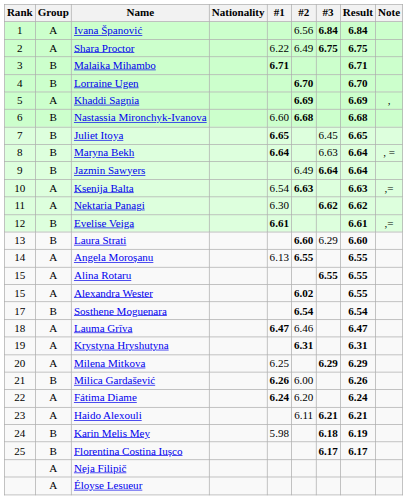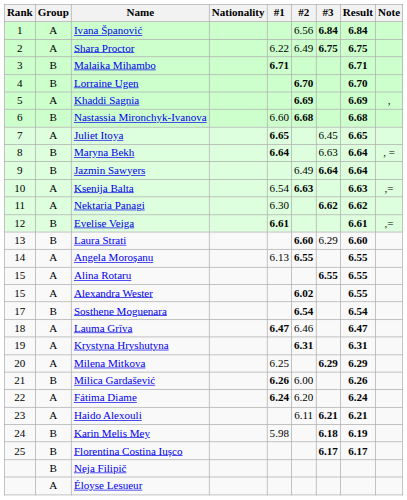(53, 135) B -> (53, 135) A
(53, 468) A -> (53, 468) B
